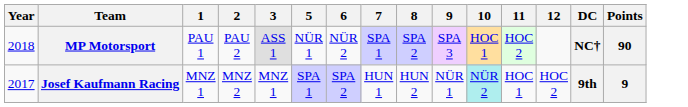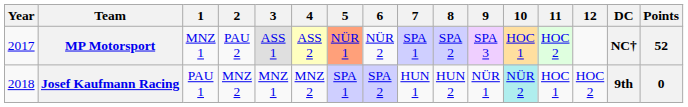+ column: (310, 15)
(21, 45) 2018 -> (21, 45) 2017
(201, 45) PAU 1 -> (201, 45) MNZ 1
(309, 45) no background -> (345, 45) lightsalmon background
(625, 45) 90 -> (661, 45) 52
(21, 83) 2017 -> (21, 83) 2018
(201, 83) MNZ 1 -> (201, 83) PAU 1
(625, 83) 9 -> (661, 83) 0
